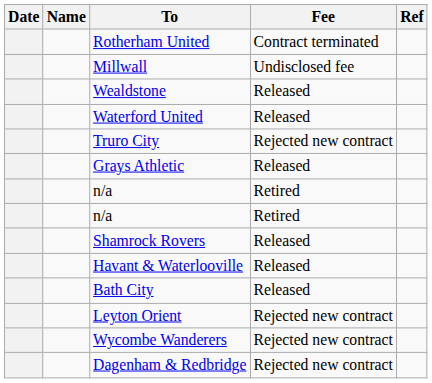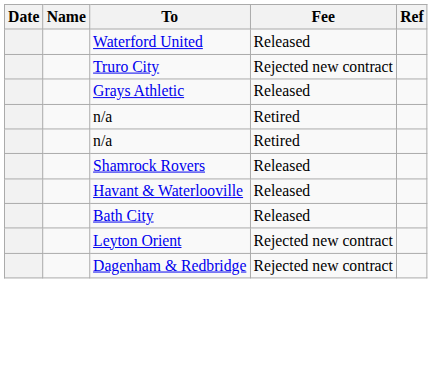- row: (151, 41)
- row: (120, 66)
- row: (129, 91)
- row: (160, 340)
